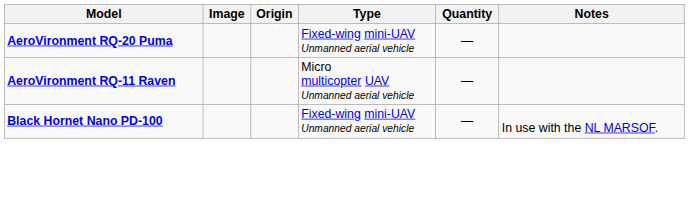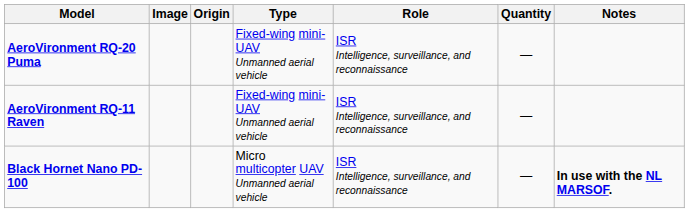+ column: (416, 14)
(358, 81) Micro multicopter UAV Unmanned aerial vehicle -> (280, 115) Fixed-wing mini-UAV Unmanned aerial vehicle
(358, 121) Fixed-wing mini-UAV Unmanned aerial vehicle -> (280, 176) Micro multicopter UAV Unmanned aerial vehicle
(580, 128) normal -> (609, 183) bold
